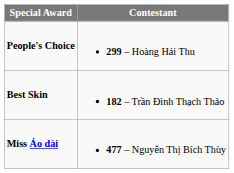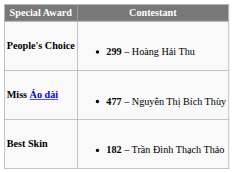rows swapped: (32, 144) <-> (27, 95)
